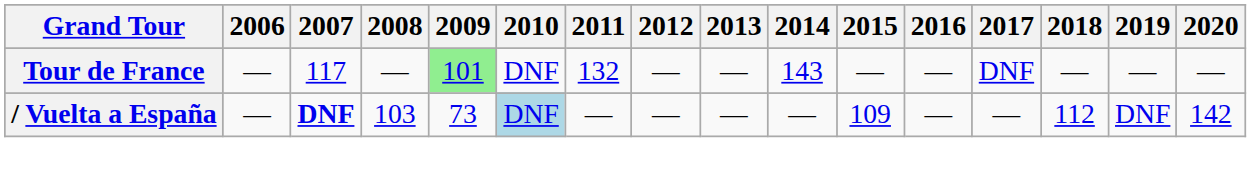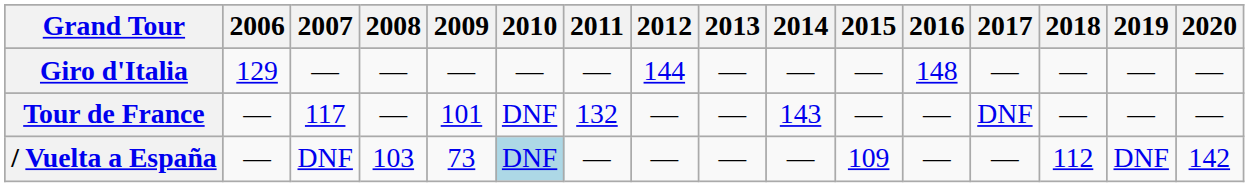+ row: (114, 70)
(463, 70) lightgreen background -> (461, 114) no background
(326, 114) bold -> (325, 158) normal
